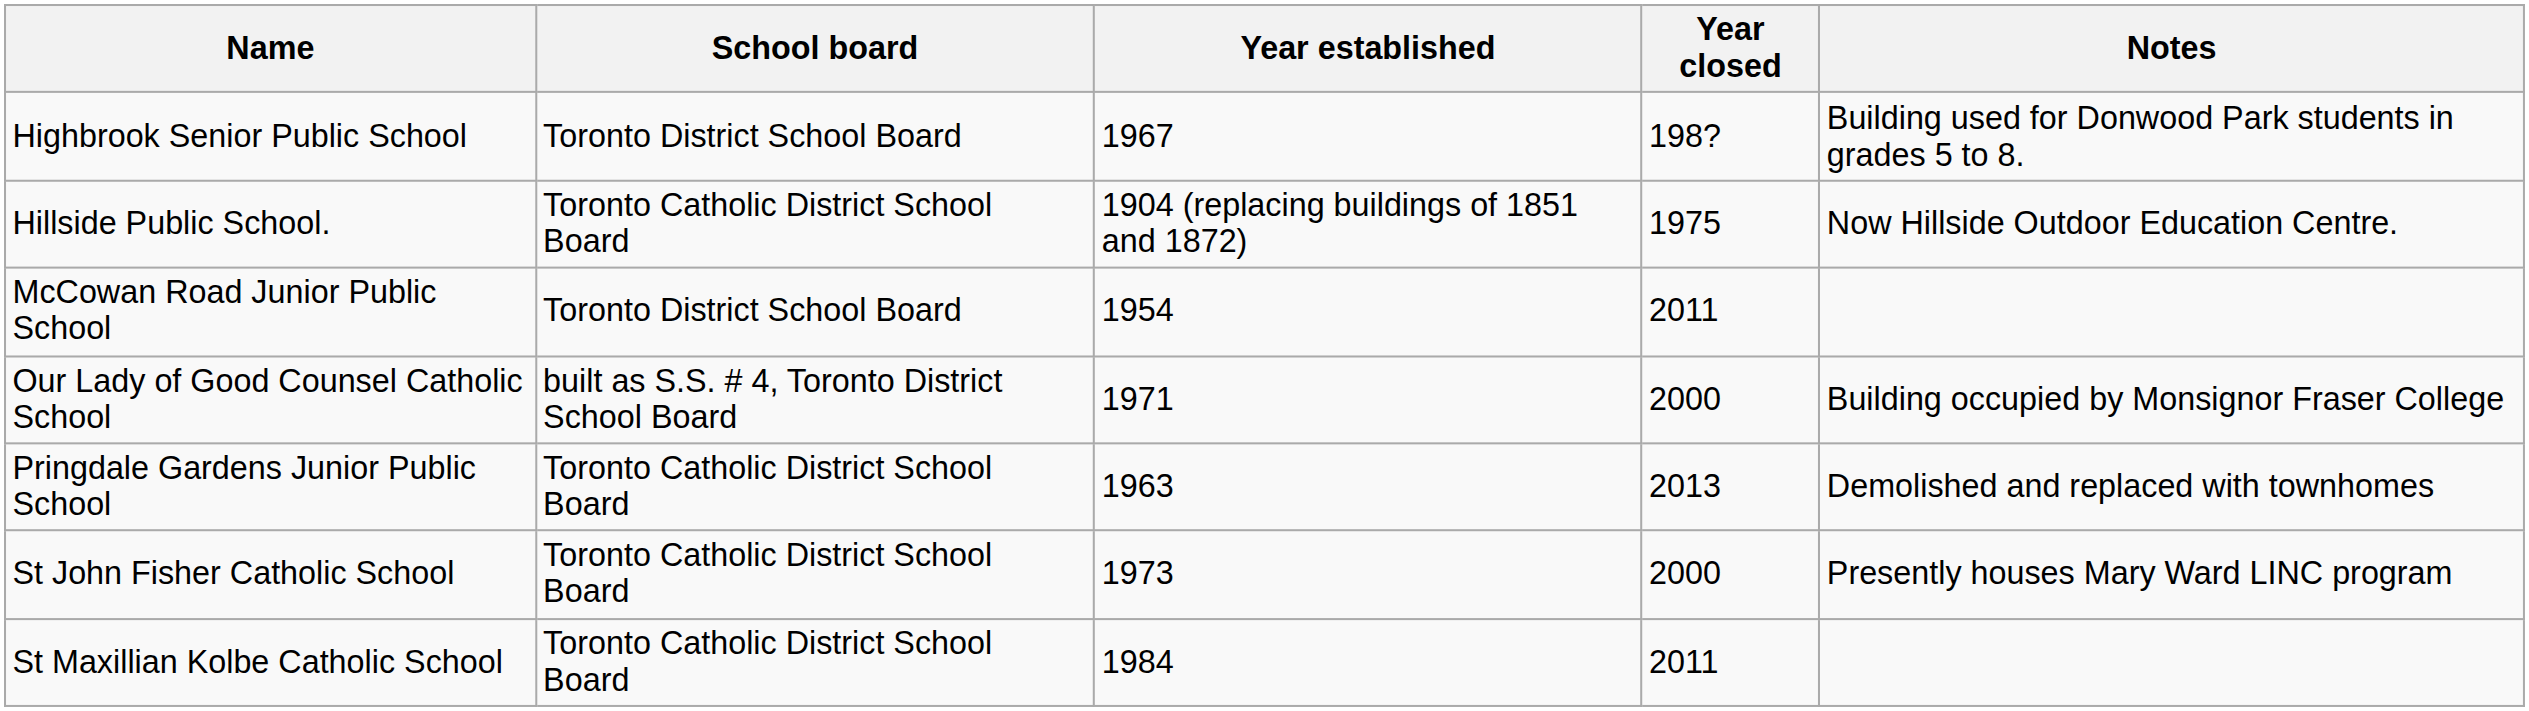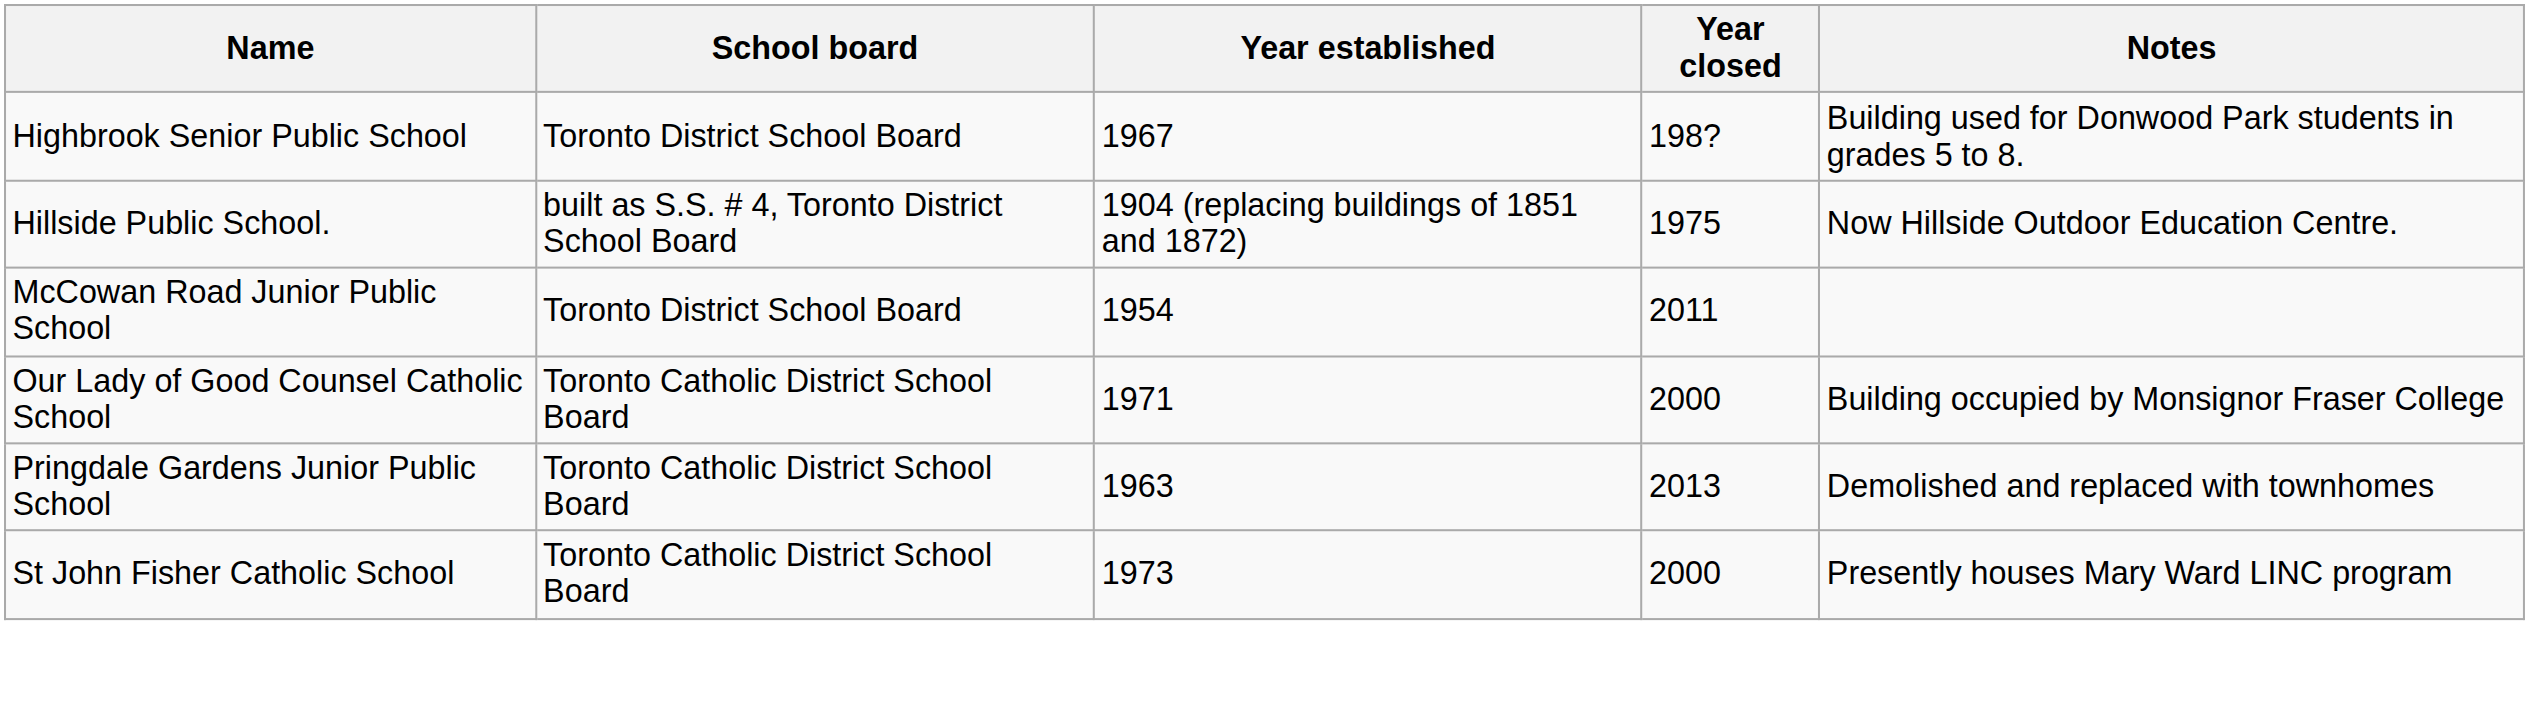(768, 223) Toronto Catholic District School Board -> (773, 223) built as S.S. # 4, Toronto District School Board
(773, 398) built as S.S. # 4, Toronto District School Board -> (768, 398) Toronto Catholic District School Board
- row: (258, 661)
